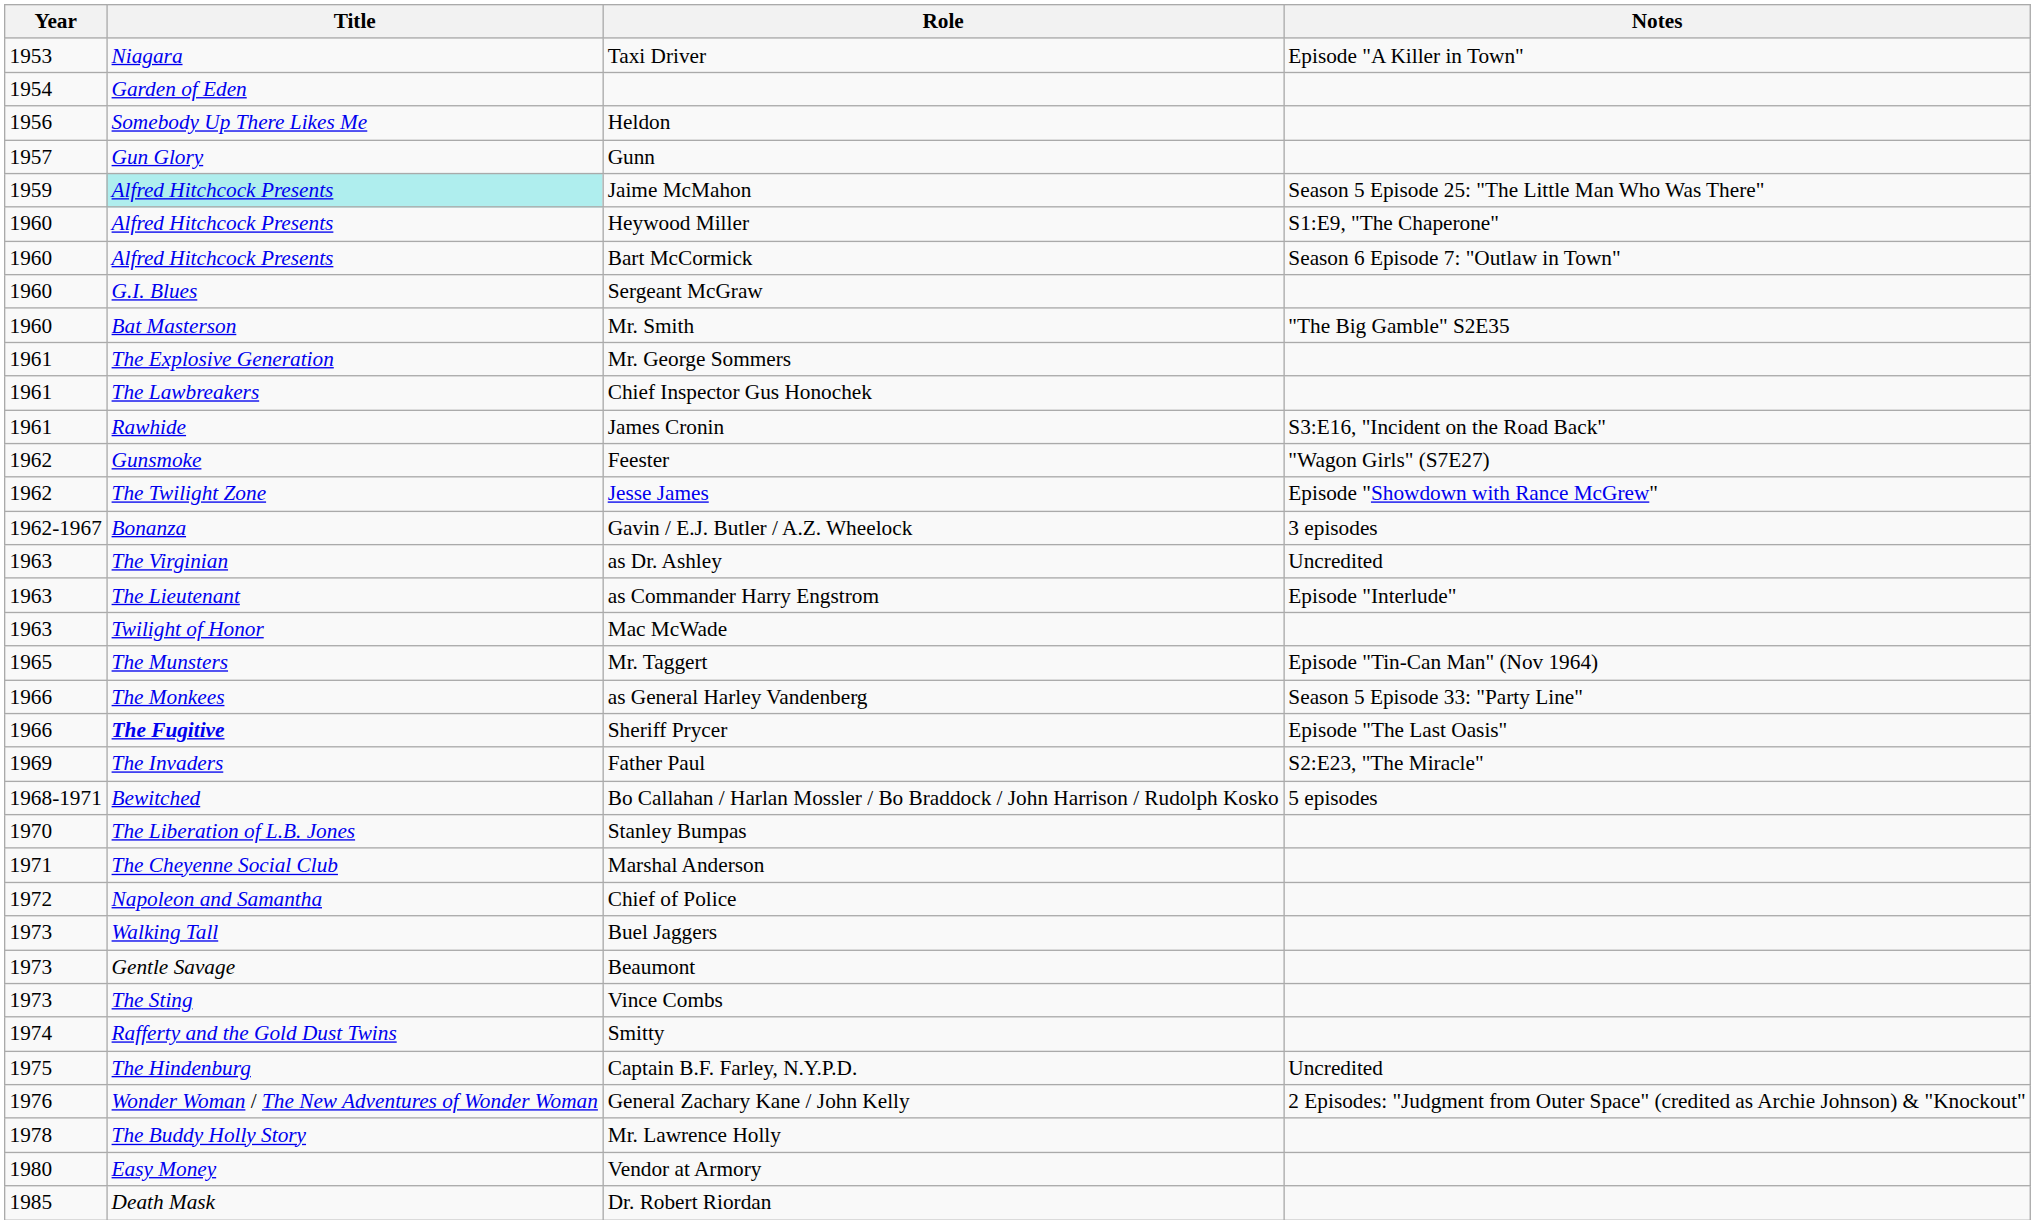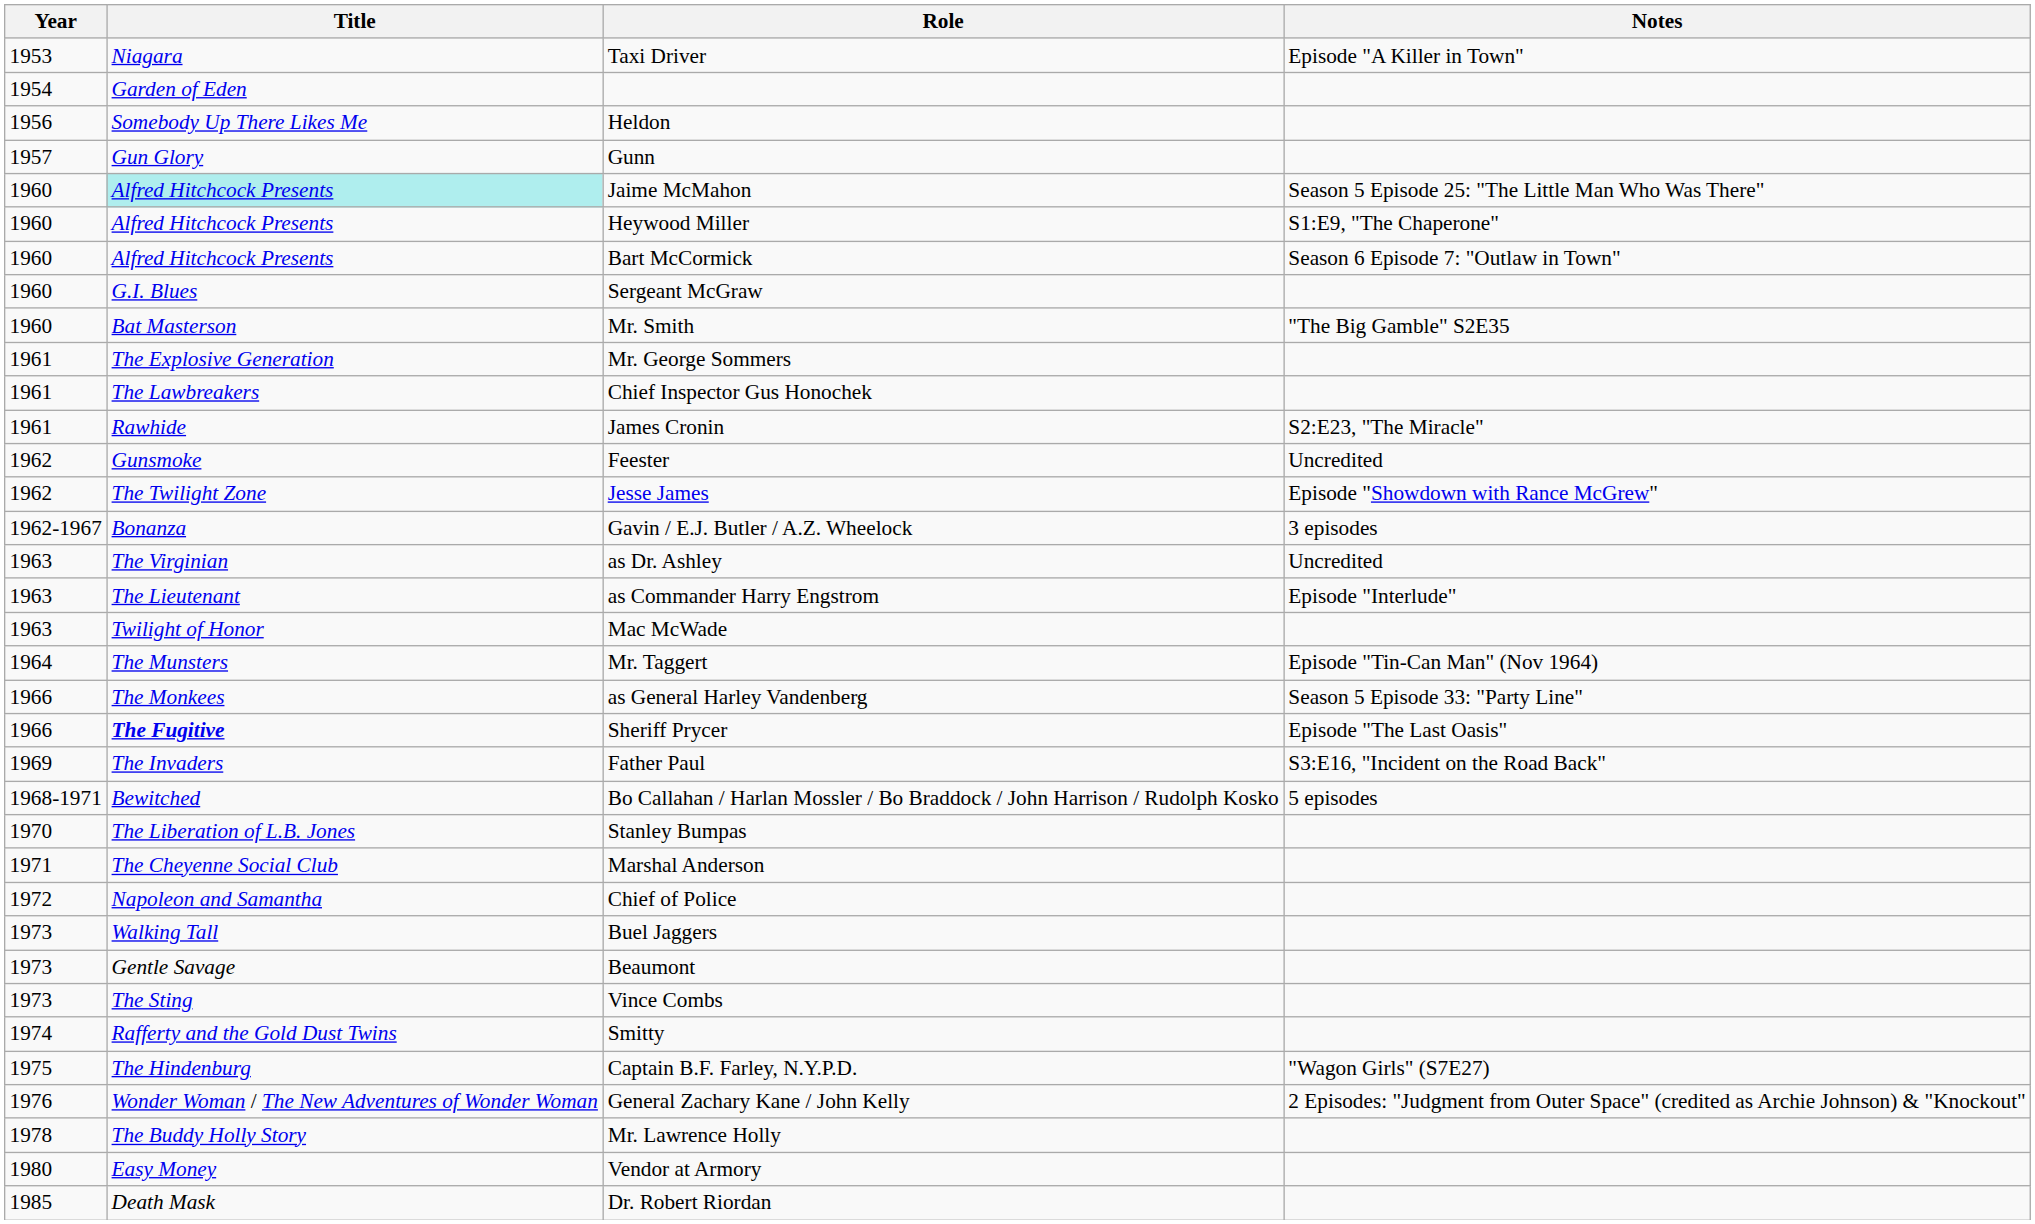(31, 190) 1959 -> (31, 190) 1960
(1447, 426) S3:E16, "Incident on the Road Back" -> (1386, 426) S2:E23, "The Miracle"
(1389, 460) "Wagon Girls" (S7E27) -> (1336, 460) Uncredited
(31, 662) 1965 -> (31, 662) 1964
(1386, 763) S2:E23, "The Miracle" -> (1447, 763) S3:E16, "Incident on the Road Back"
(1336, 1067) Uncredited -> (1389, 1067) "Wagon Girls" (S7E27)
